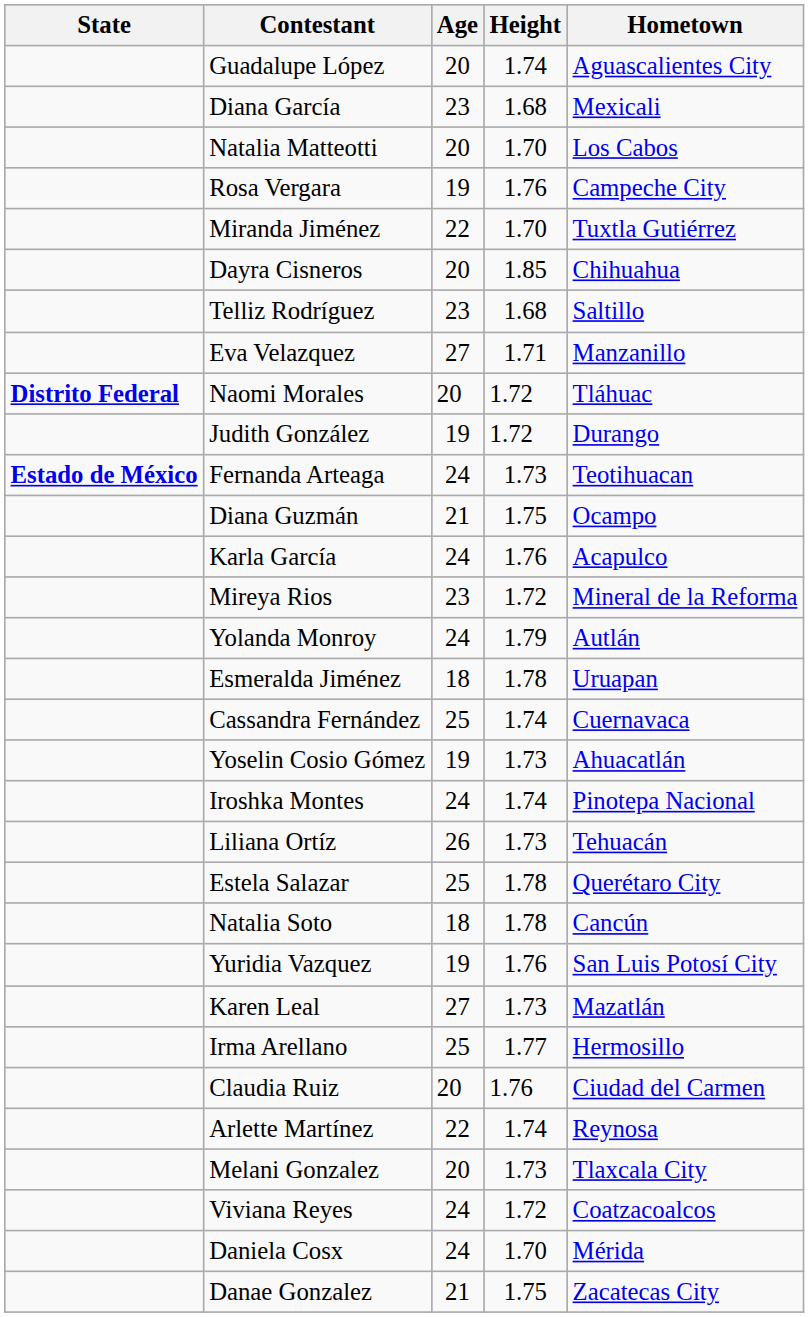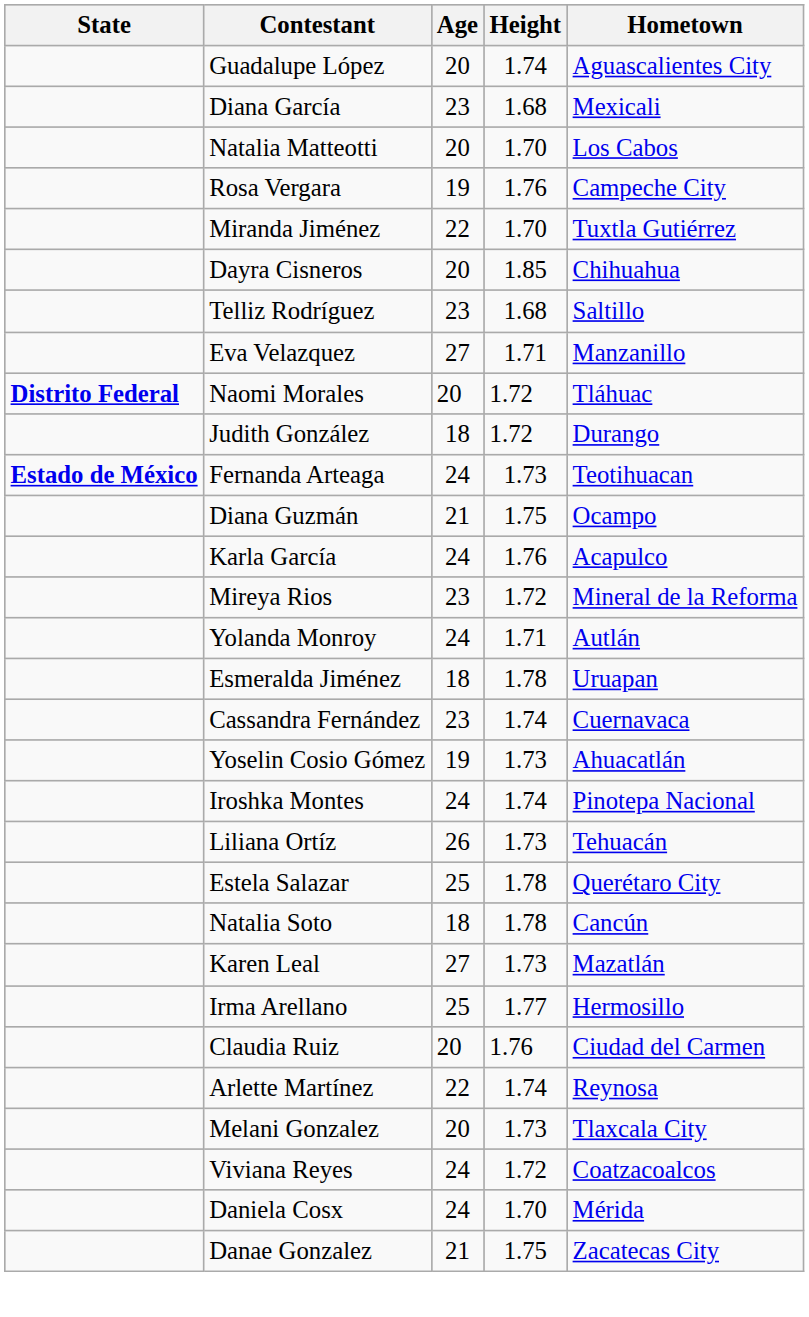(457, 433) 19 -> (457, 433) 18
(525, 637) 1.79 -> (525, 637) 1.71
(457, 719) 25 -> (457, 719) 23
- row: (290, 964)
